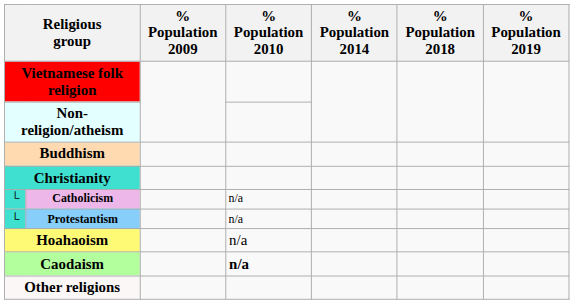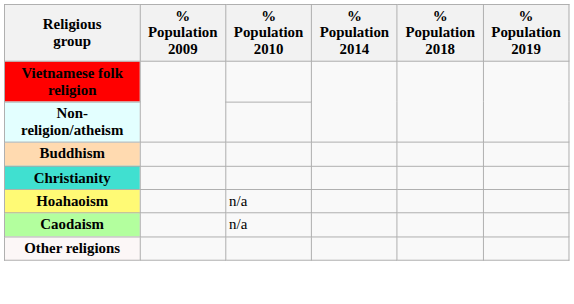- row: (83, 199)
- row: (83, 218)
(239, 264) bold -> (238, 224) normal
